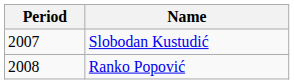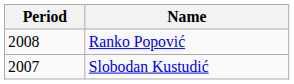rows swapped: (149, 41) <-> (137, 66)
